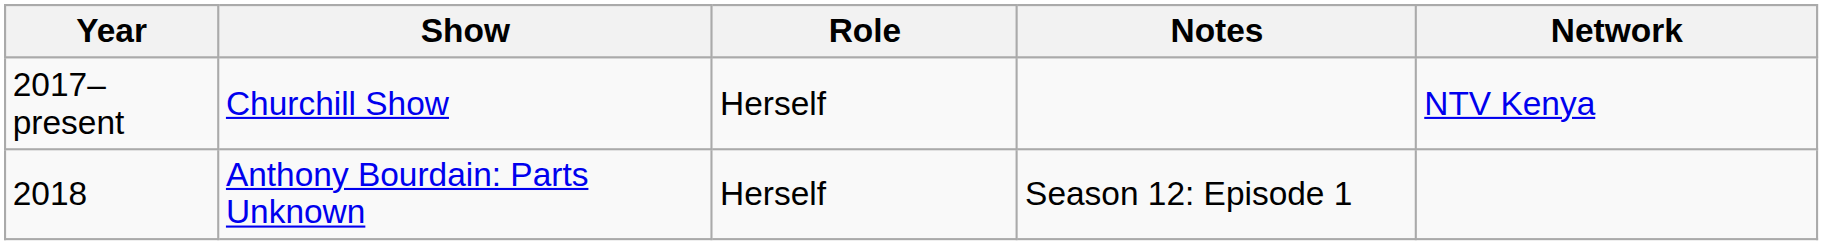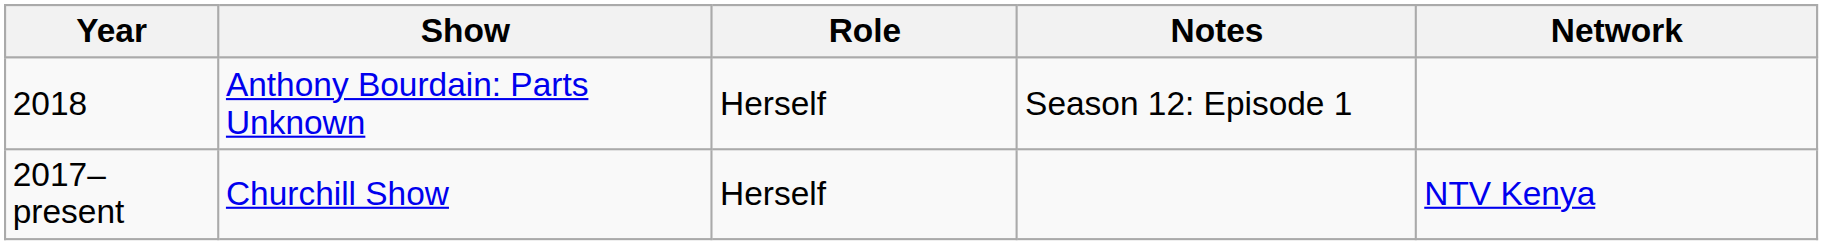rows swapped: (69, 102) <-> (50, 193)
